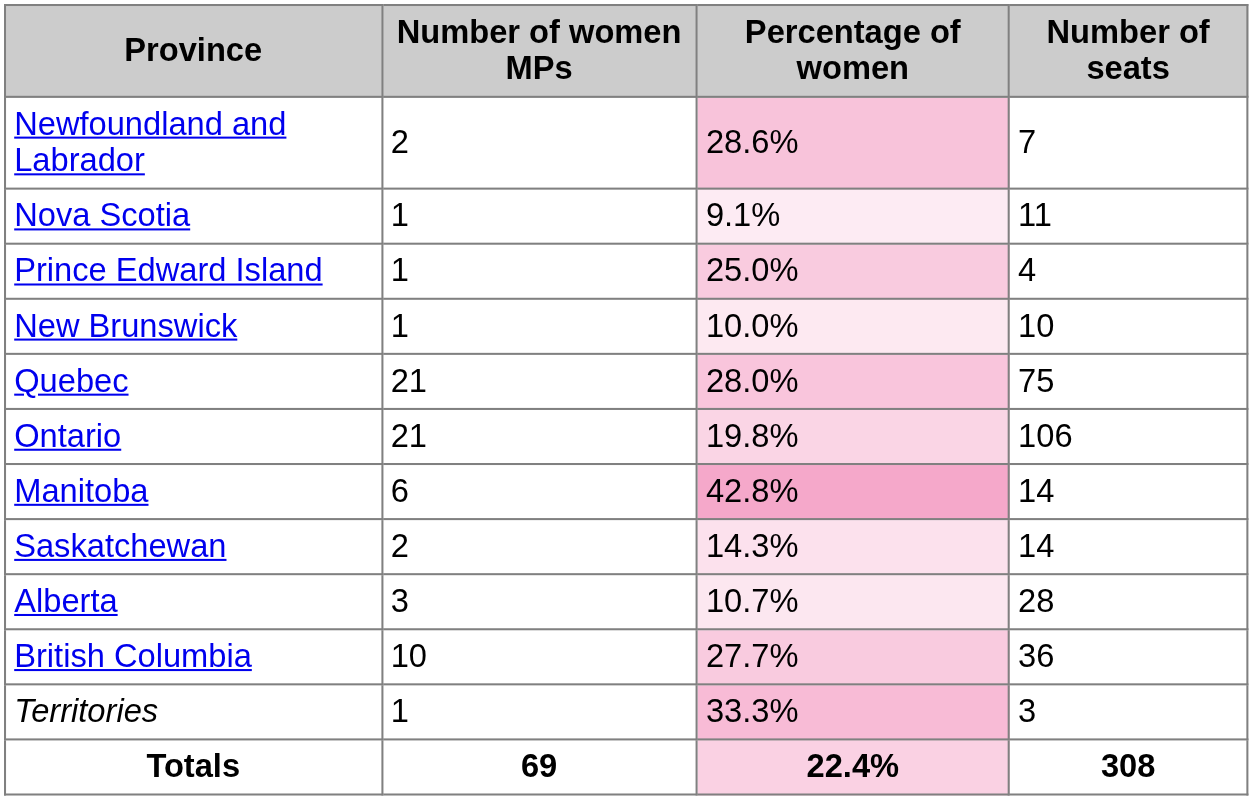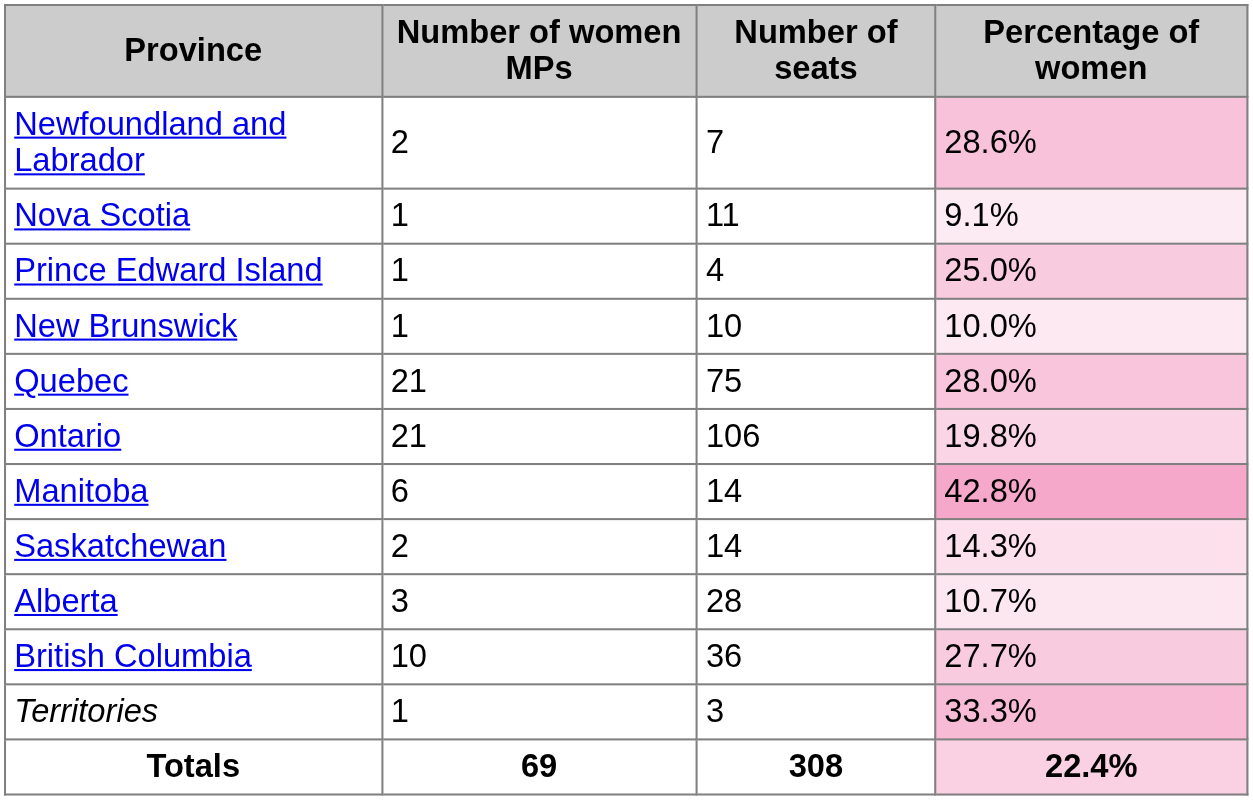columns swapped: (1128, 50) <-> (853, 50)
